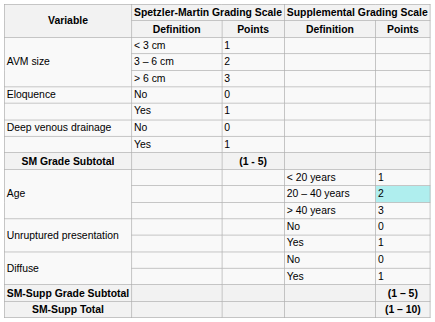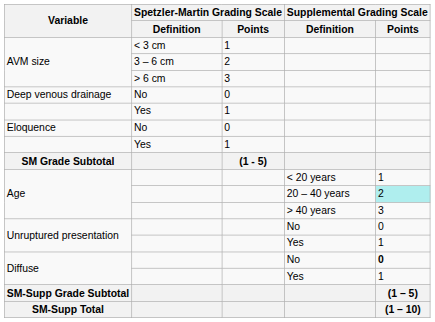rows swapped: (59, 128) <-> (31, 95)
(381, 260) normal -> (381, 260) bold
